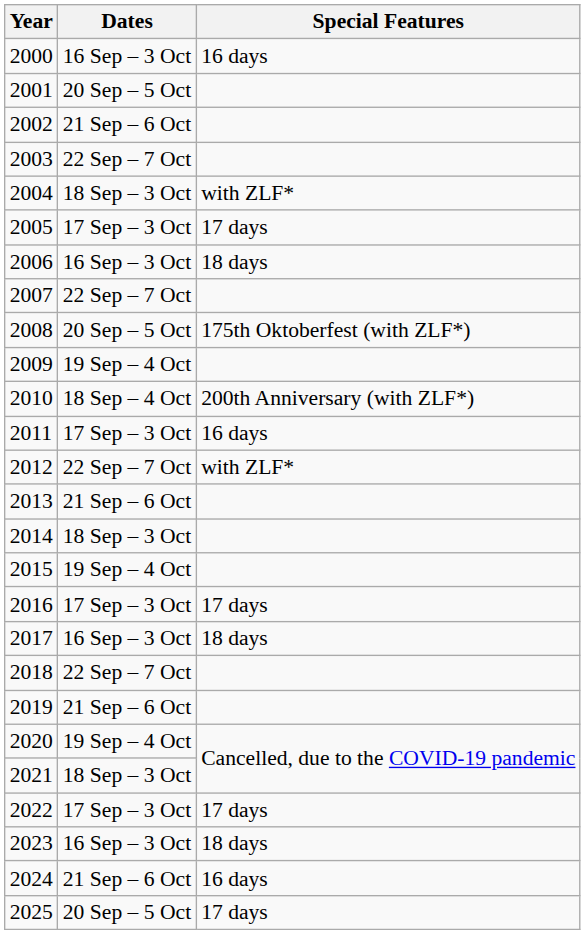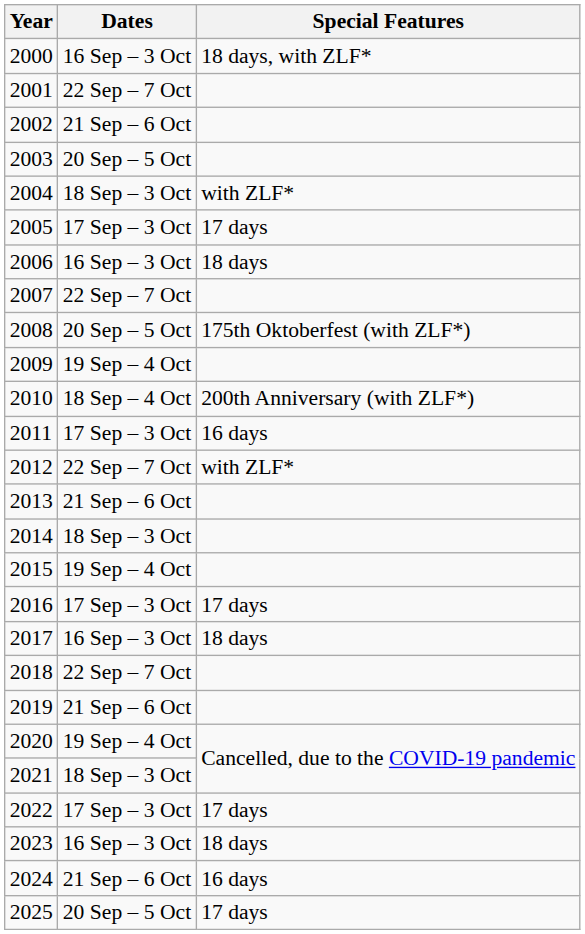(234, 55) 16 days -> (286, 55) 18 days, with ZLF*
(127, 90) 20 Sep – 5 Oct -> (127, 90) 22 Sep – 7 Oct
(127, 158) 22 Sep – 7 Oct -> (127, 158) 20 Sep – 5 Oct
